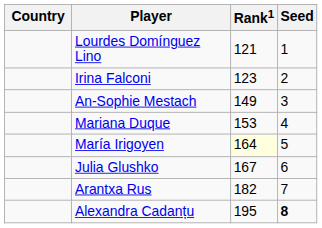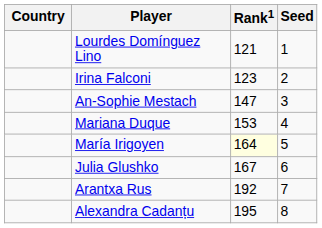(245, 101) 149 -> (245, 101) 147
(245, 189) 182 -> (245, 189) 192
(284, 211) bold -> (284, 211) normal
